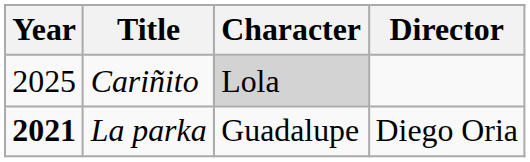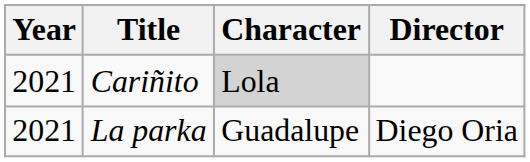(44, 80) 2025 -> (44, 80) 2021
(44, 130) bold -> (44, 130) normal
